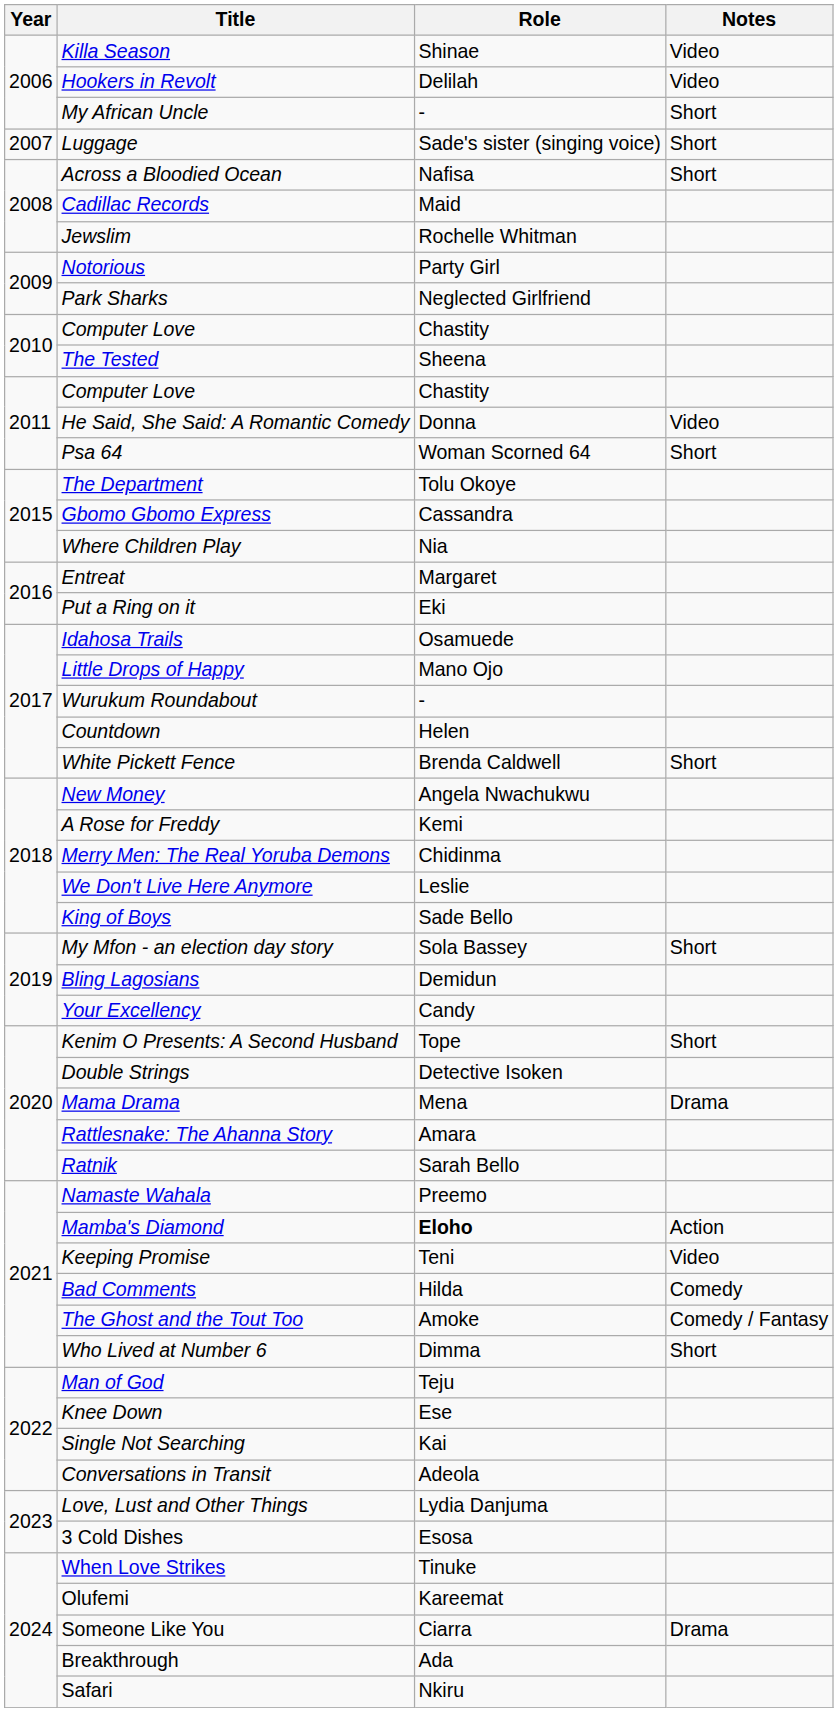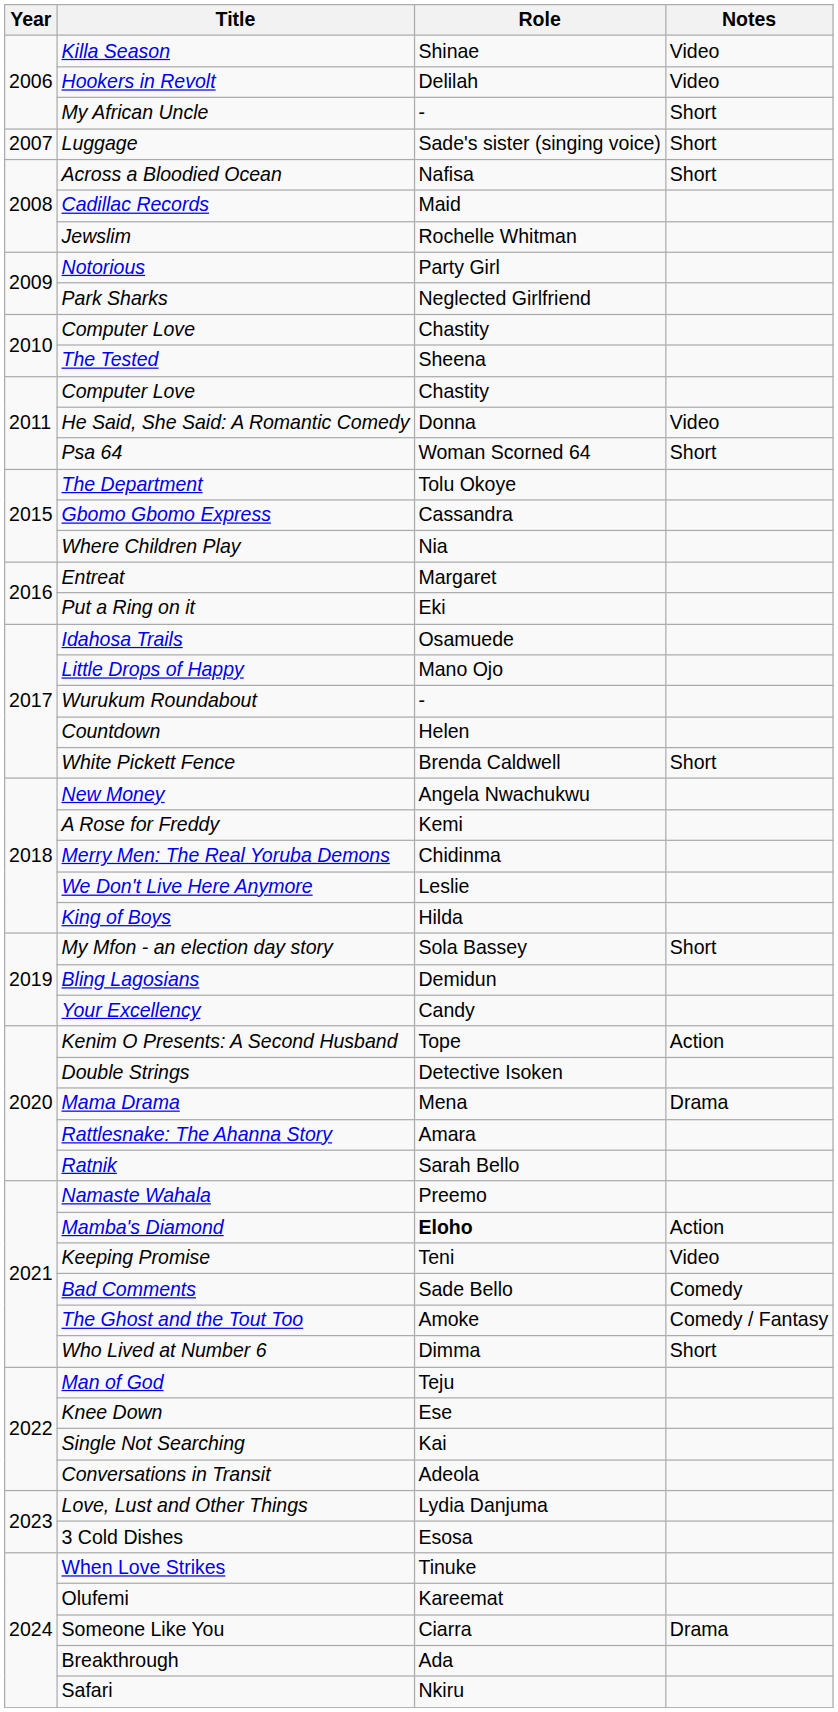(466, 917) Sade Bello -> (441, 917) Hilda
(693, 1041) Short -> (697, 1041) Action
(441, 1289) Hilda -> (466, 1289) Sade Bello
